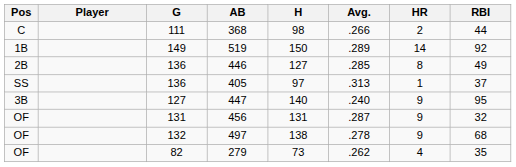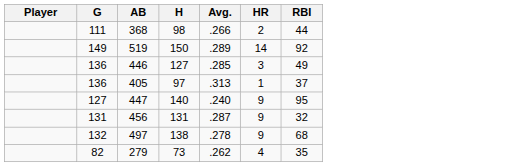- column: (21, 13)
(420, 65) 8 -> (261, 65) 3
